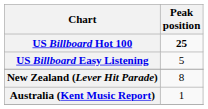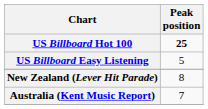(182, 95) 1 -> (182, 95) 7
